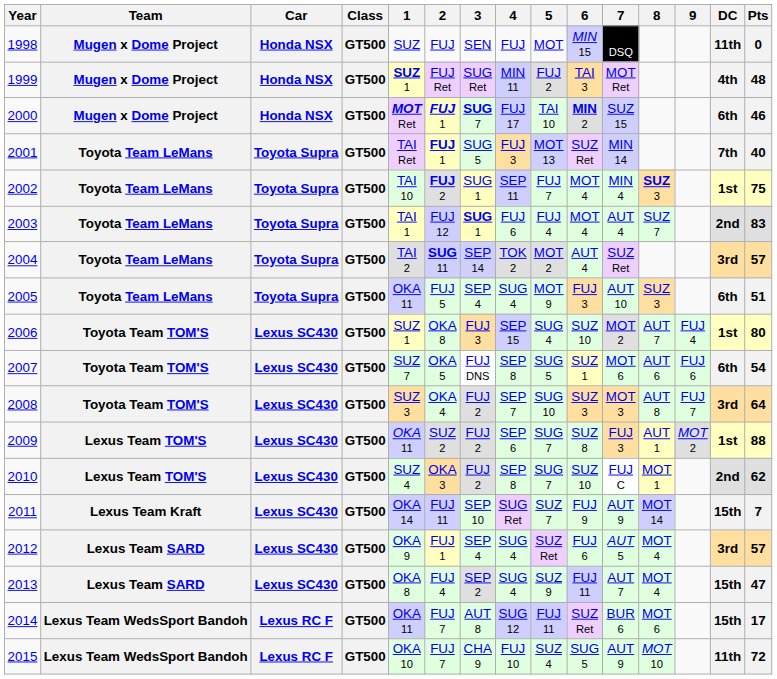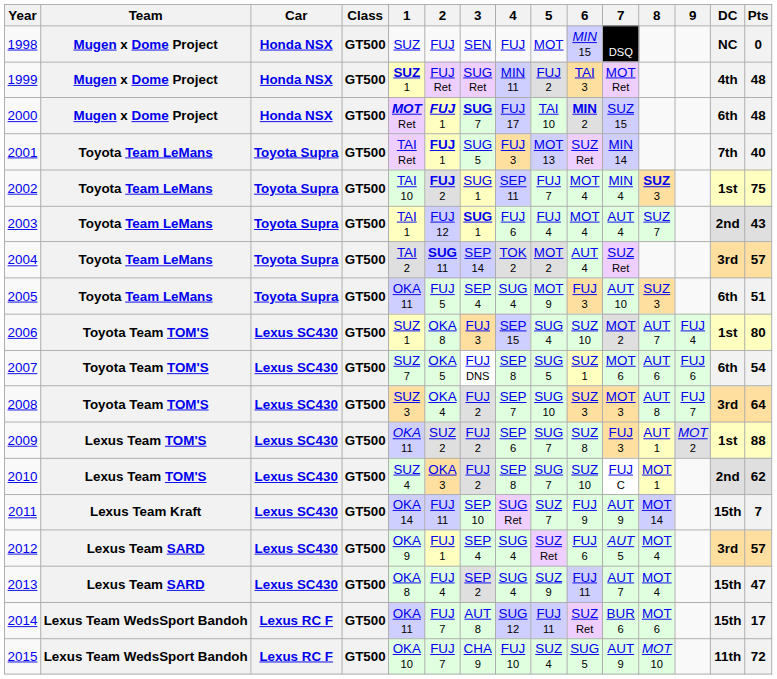(728, 44) 11th -> (728, 44) NC
(758, 116) 46 -> (758, 116) 48
(758, 224) 83 -> (758, 224) 43
